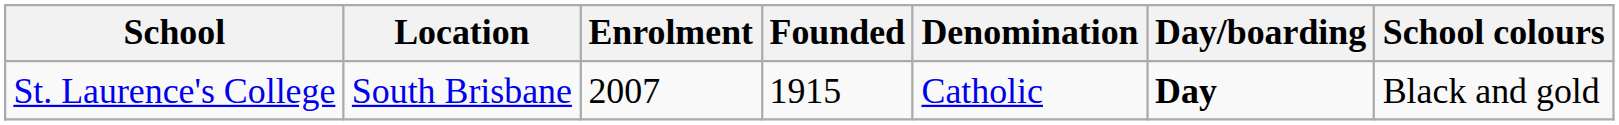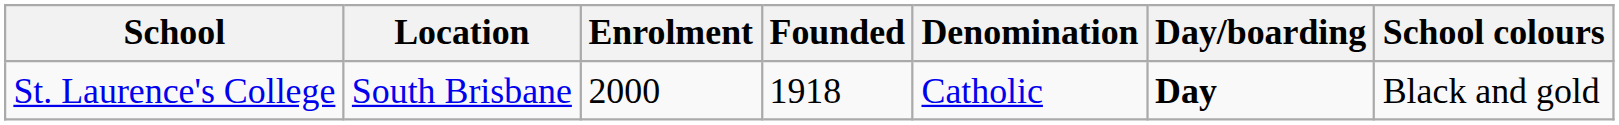(624, 89) 2007 -> (624, 89) 2000
(805, 89) 1915 -> (805, 89) 1918
